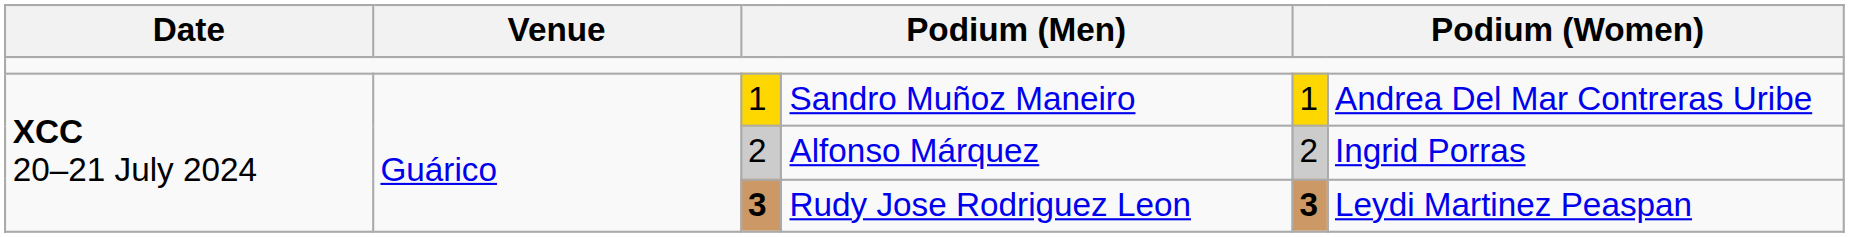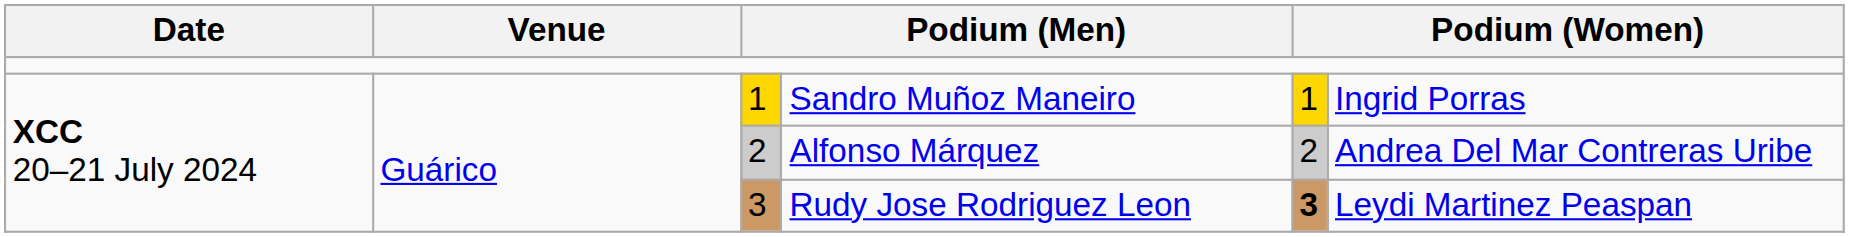(1574, 99) Andrea Del Mar Contreras Uribe -> (1430, 99) Ingrid Porras
(1430, 151) Ingrid Porras -> (1574, 151) Andrea Del Mar Contreras Uribe
(757, 204) bold -> (757, 204) normal
